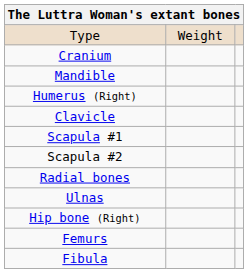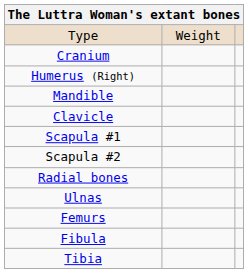rows swapped: (85, 76) <-> (85, 96)
- row: (85, 218)
+ row: (83, 259)
